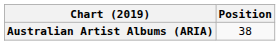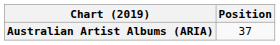(245, 31) 38 -> (245, 31) 37
